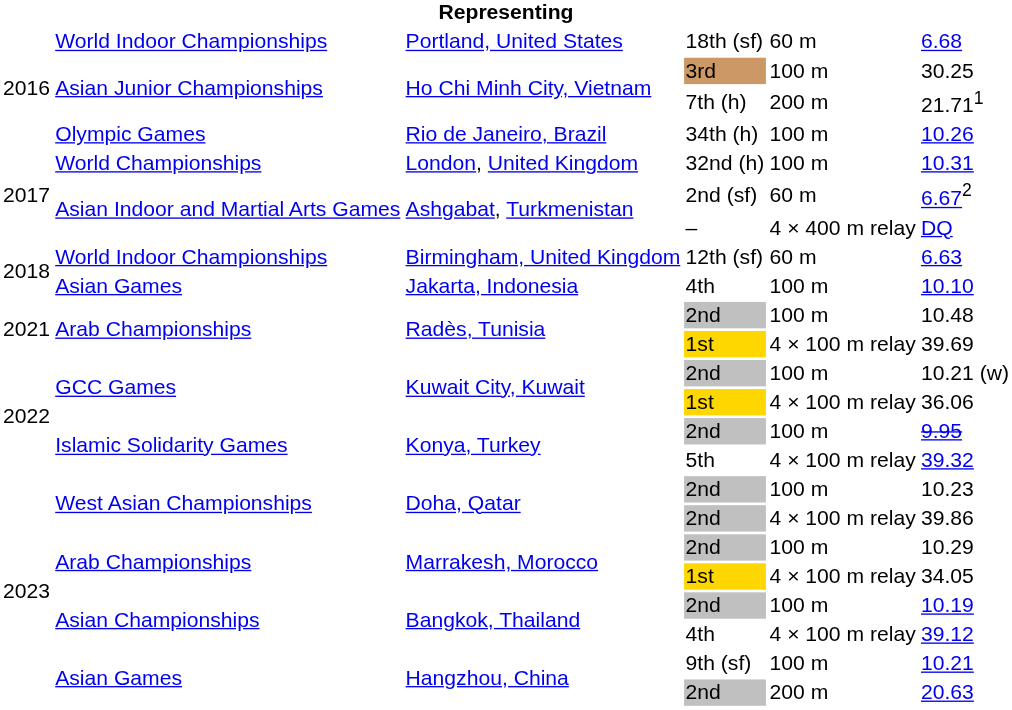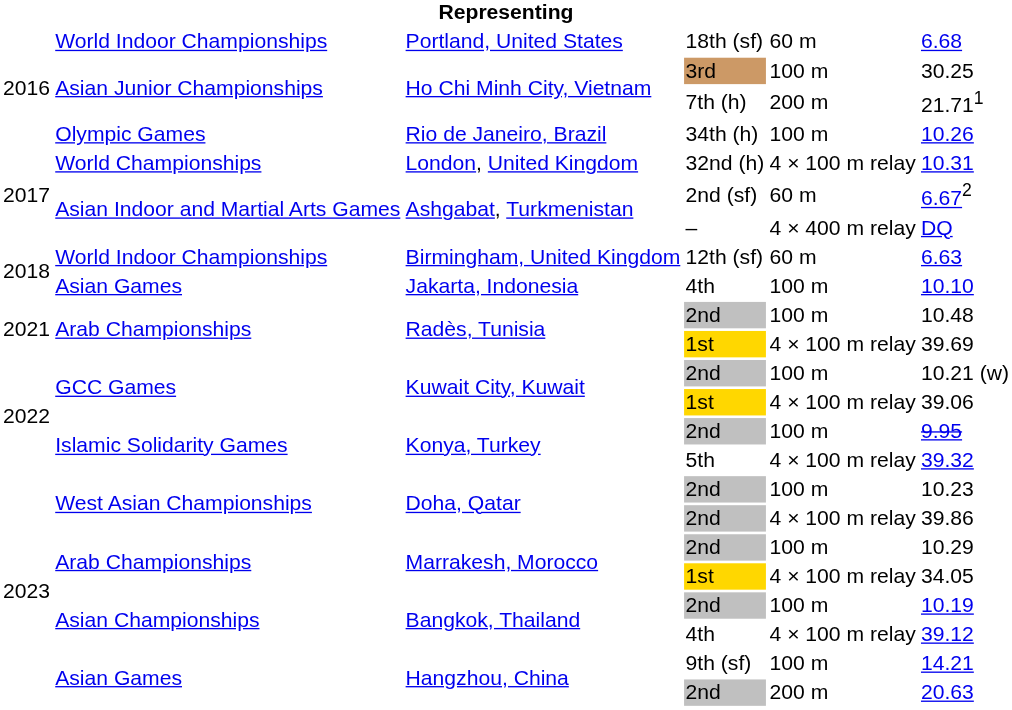(799, 163) 100 m -> (843, 163) 4 × 100 m relay
(947, 401) 36.06 -> (947, 401) 39.06
(947, 662) 10.21 -> (947, 662) 14.21
